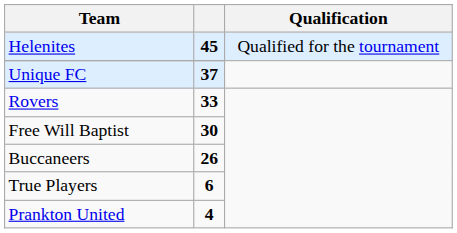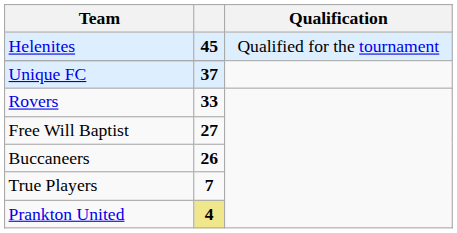(209, 130) 30 -> (209, 130) 27
(209, 185) 6 -> (209, 185) 7
(209, 213) no background -> (209, 213) khaki background
